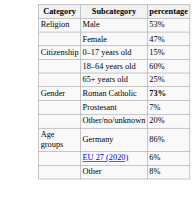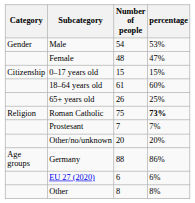+ column: (131, 21)
(55, 25) Religion -> (20, 44) Gender
(53, 93) Gender -> (22, 113) Religion
